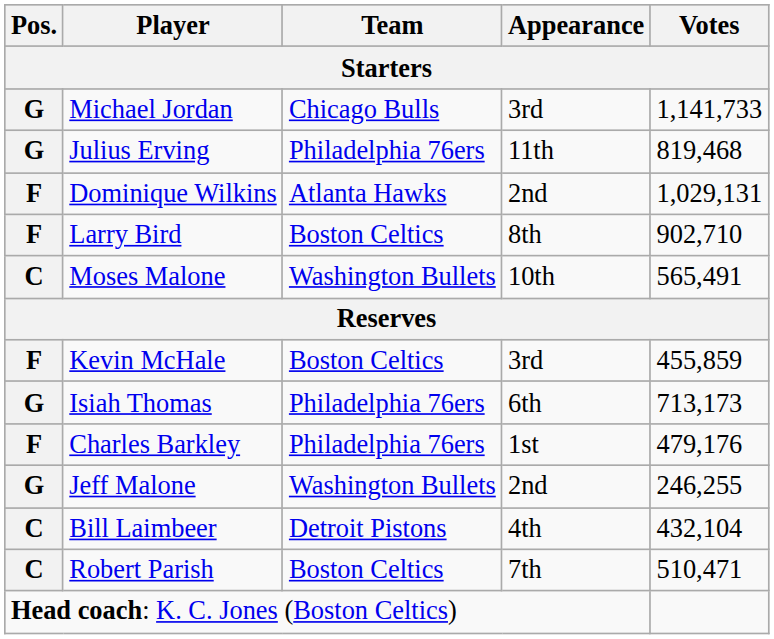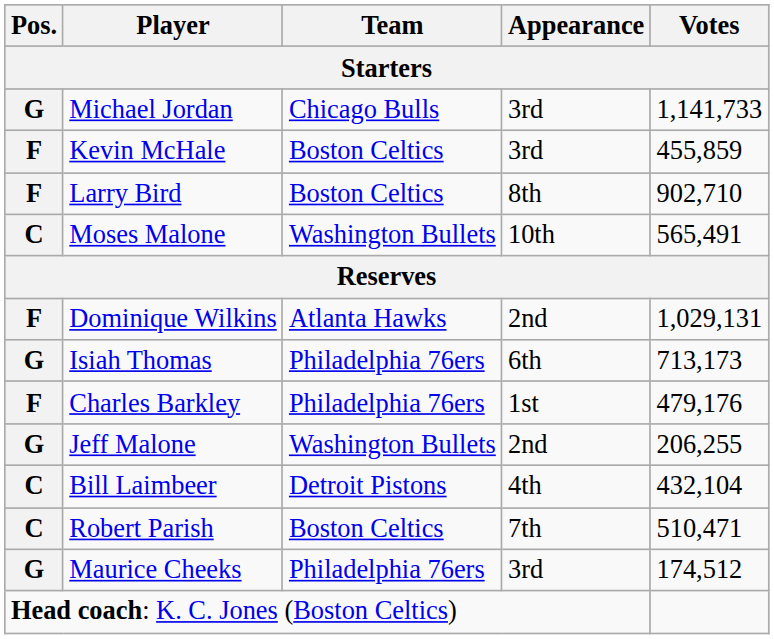- row: (139, 151)
rows swapped: (173, 192) <-> (147, 360)
(699, 485) 246,255 -> (699, 444) 206,255
+ row: (155, 569)
